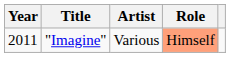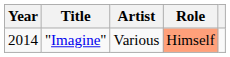(23, 40) 2011 -> (23, 40) 2014
